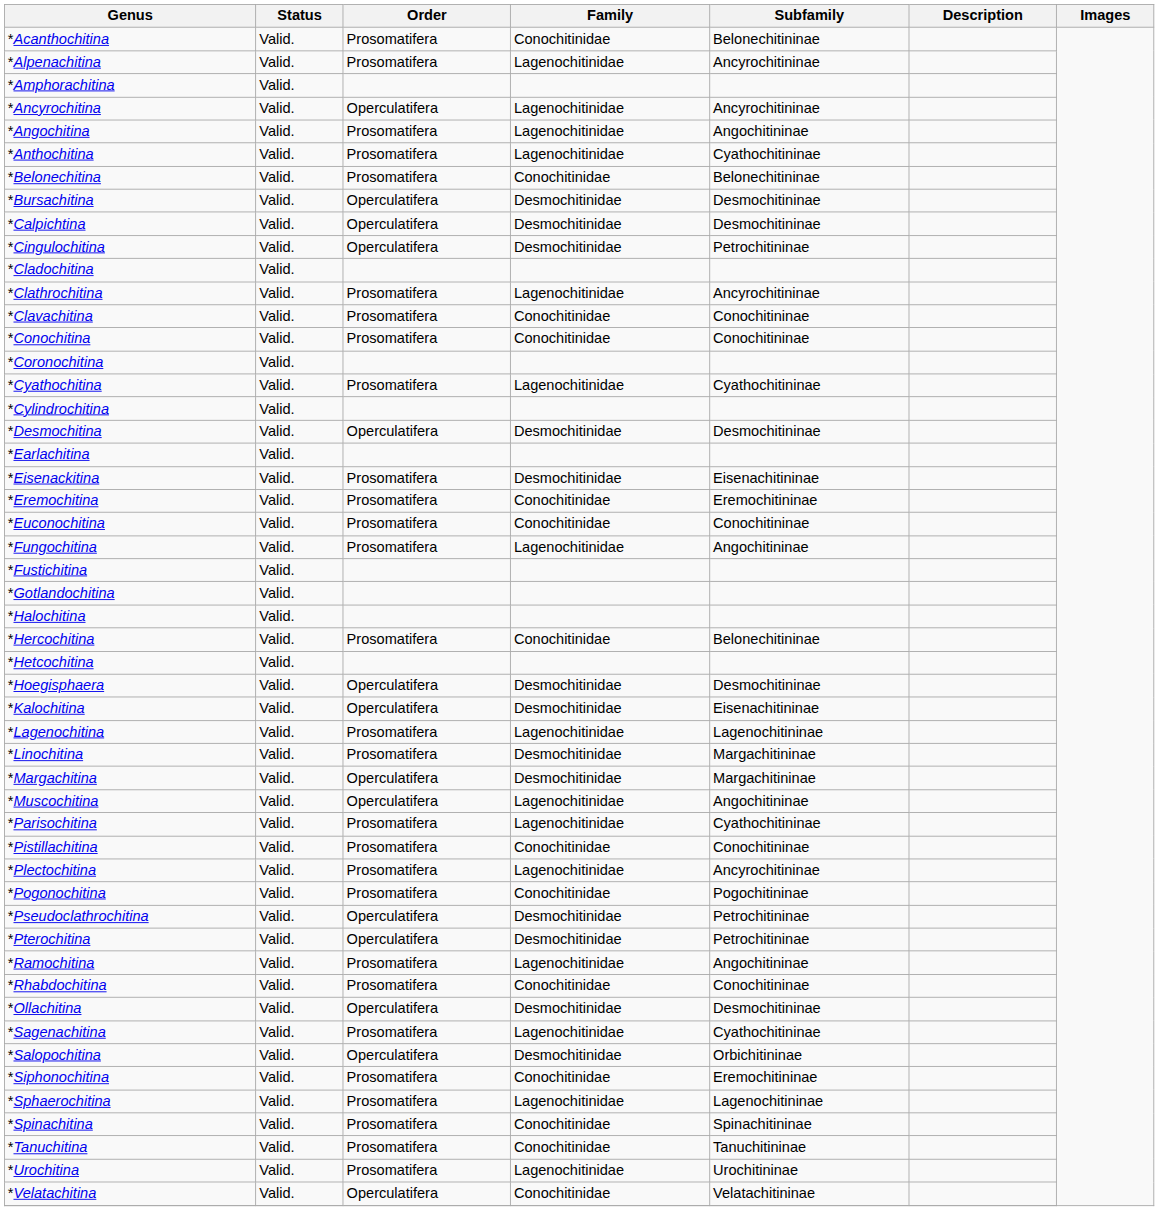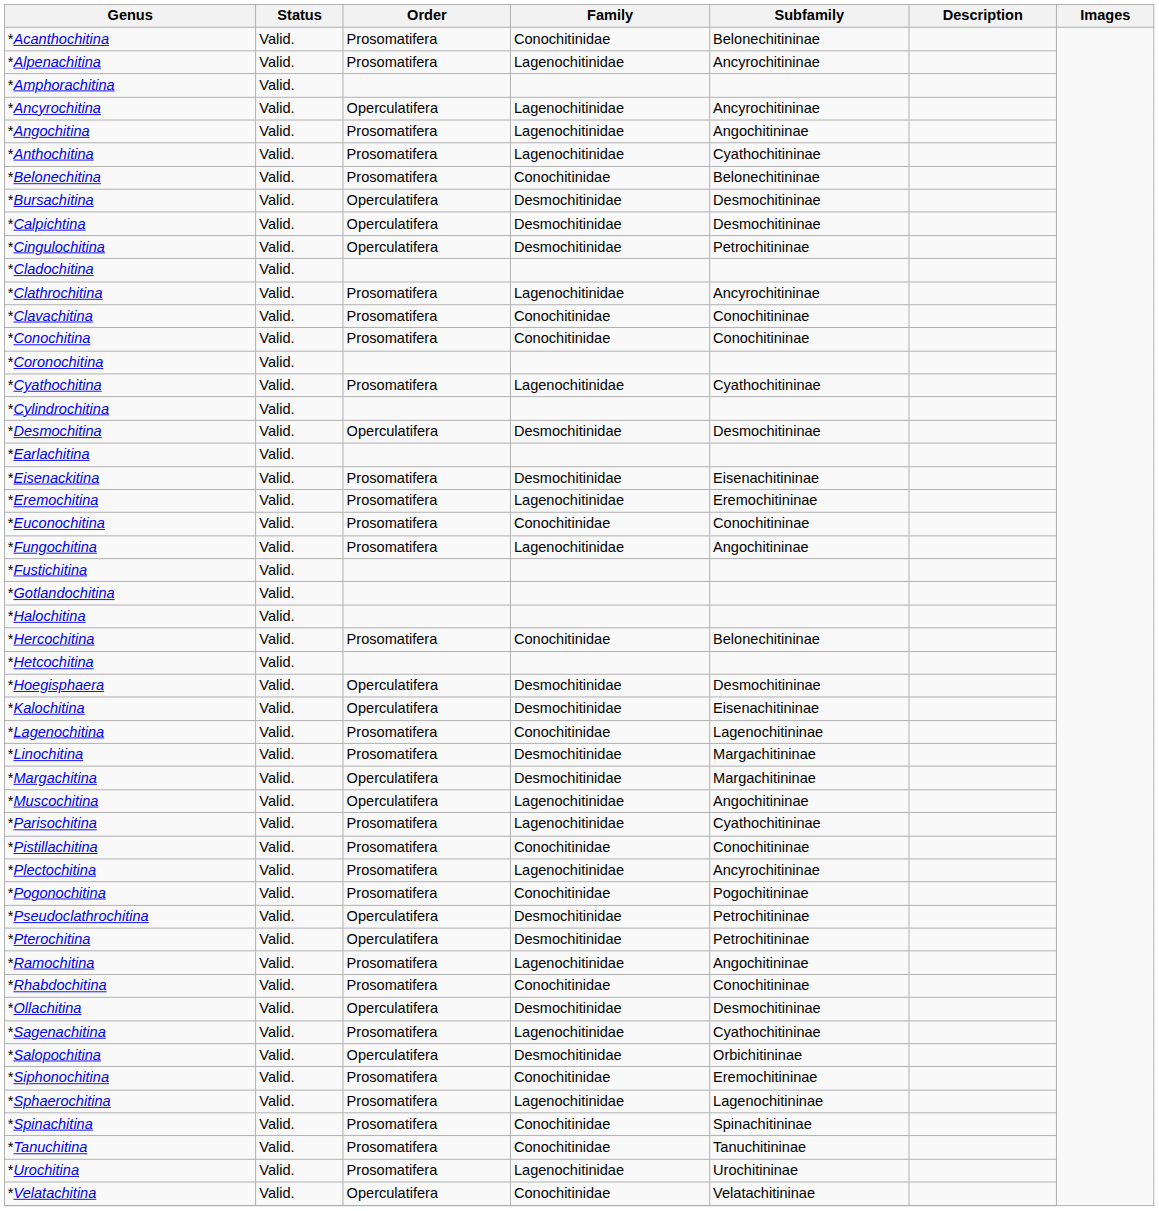(562, 500) Conochitinidae -> (569, 500) Lagenochitinidae
(569, 731) Lagenochitinidae -> (562, 731) Conochitinidae
